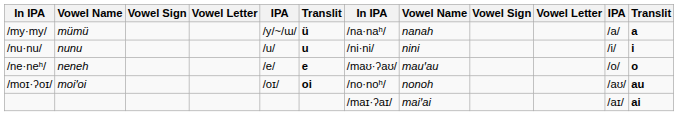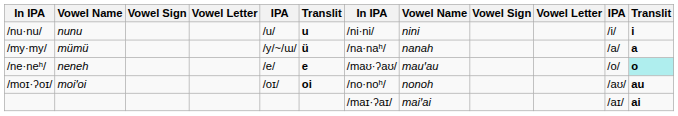rows swapped: (24, 48) <-> (27, 31)
(635, 66) no background -> (635, 66) paleturquoise background
